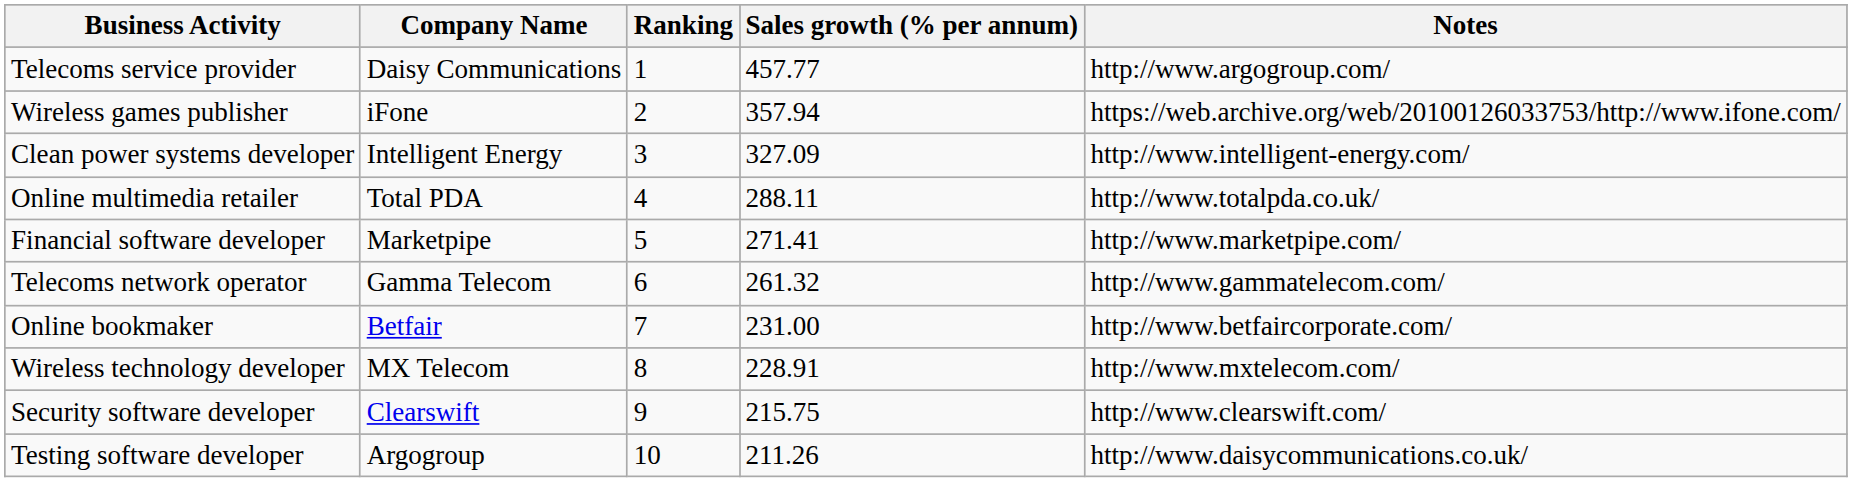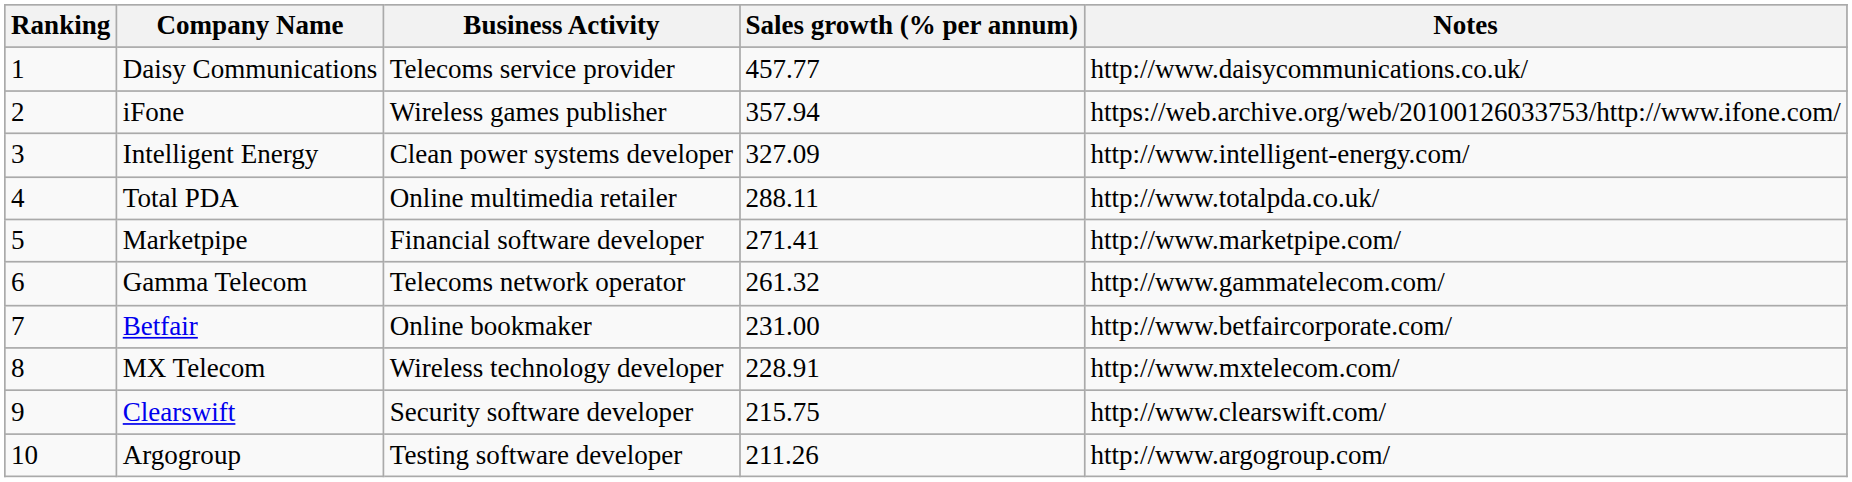columns swapped: (683, 25) <-> (183, 25)
(1240, 68) http://www.argogroup.com/ -> (1309, 68) http://www.daisycommunications.co.uk/
(1309, 454) http://www.daisycommunications.co.uk/ -> (1240, 454) http://www.argogroup.com/
